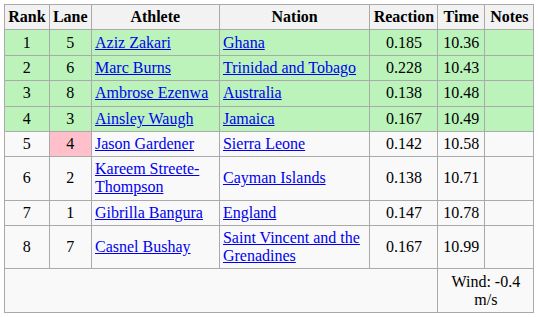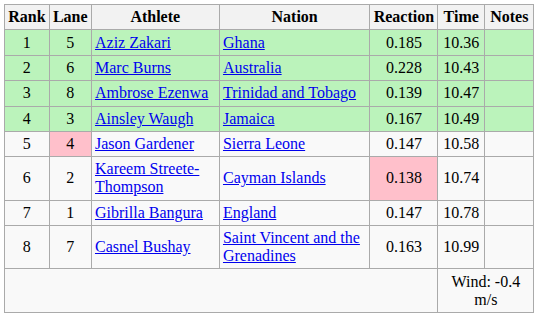(290, 67) Trinidad and Tobago -> (252, 67) Australia
(252, 93) Australia -> (290, 93) Trinidad and Tobago
(404, 93) 0.138 -> (404, 93) 0.139
(461, 93) 10.48 -> (461, 93) 10.47
(404, 144) 0.142 -> (404, 144) 0.147
(404, 178) no background -> (404, 178) pink background
(461, 178) 10.71 -> (461, 178) 10.74
(404, 247) 0.167 -> (404, 247) 0.163
